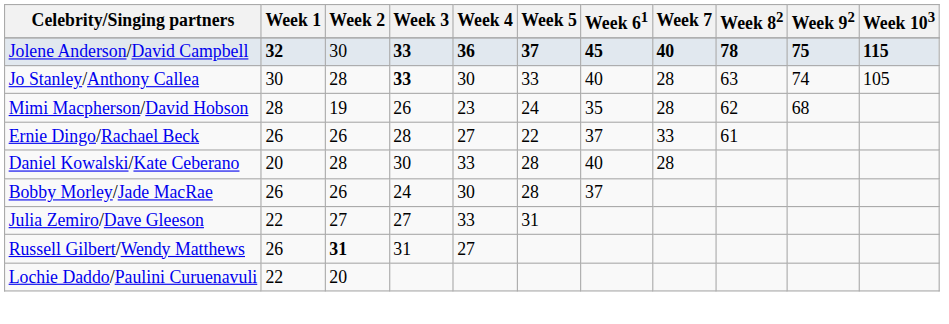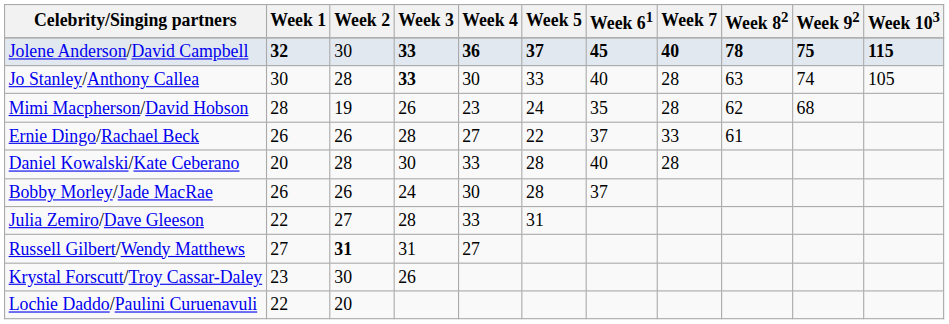(402, 220) 27 -> (407, 220) 28
(274, 248) 26 -> (279, 248) 27
+ row: (135, 276)
